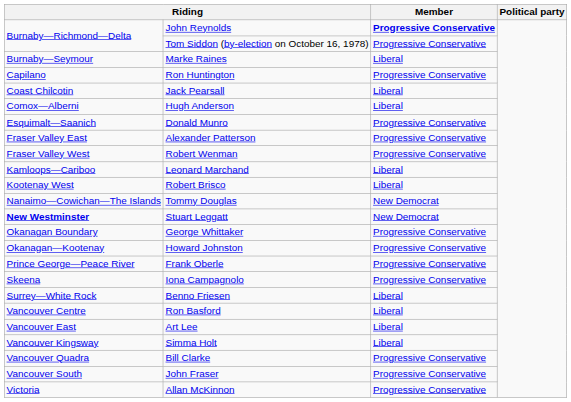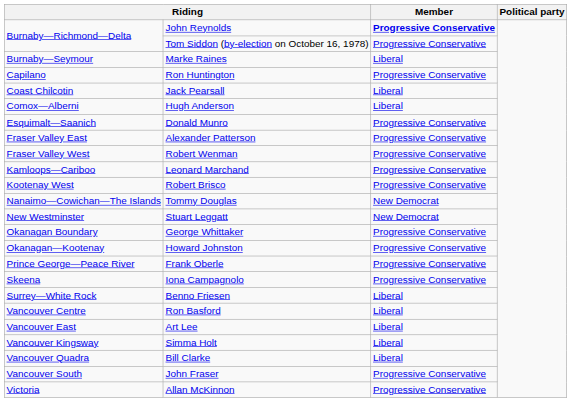(388, 169) Liberal -> (430, 169) Progressive Conservative
(388, 185) Liberal -> (430, 185) Progressive Conservative
(48, 216) bold -> (45, 216) normal
(430, 358) Progressive Conservative -> (388, 358) Liberal
